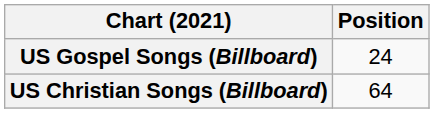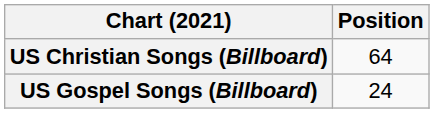rows swapped: (169, 90) <-> (169, 56)
